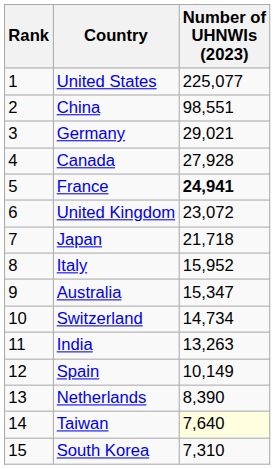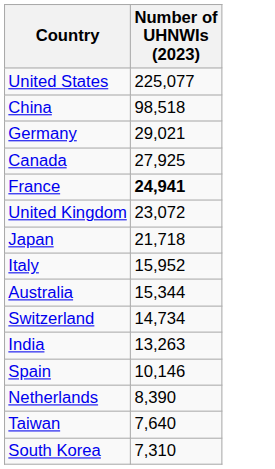- column: (29, 36)
(208, 107) 98,551 -> (160, 107) 98,518
(208, 160) 27,928 -> (160, 160) 27,925
(208, 292) 15,347 -> (160, 292) 15,344
(208, 371) 10,149 -> (160, 371) 10,146
(204, 424) lightyellow background -> (155, 424) no background
